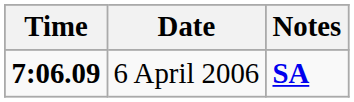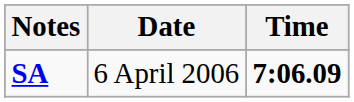columns swapped: (56, 27) <-> (307, 27)
